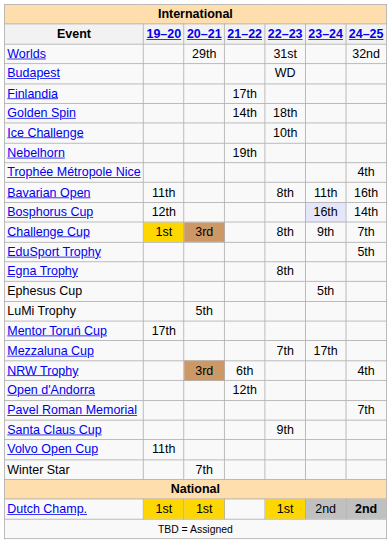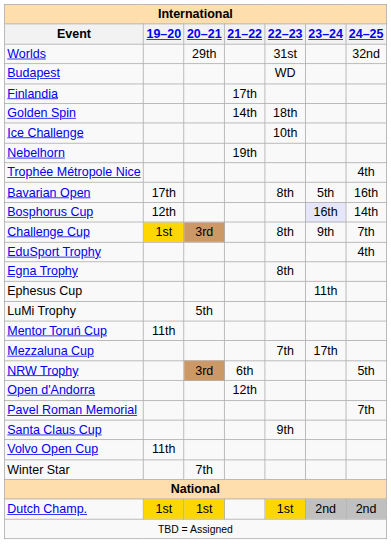(164, 192) 11th -> (164, 192) 17th
(326, 192) 11th -> (326, 192) 5th
(366, 251) 5th -> (366, 251) 4th
(326, 291) 5th -> (326, 291) 11th
(164, 331) 17th -> (164, 331) 11th
(366, 370) 4th -> (366, 370) 5th
(366, 509) bold -> (366, 509) normal
